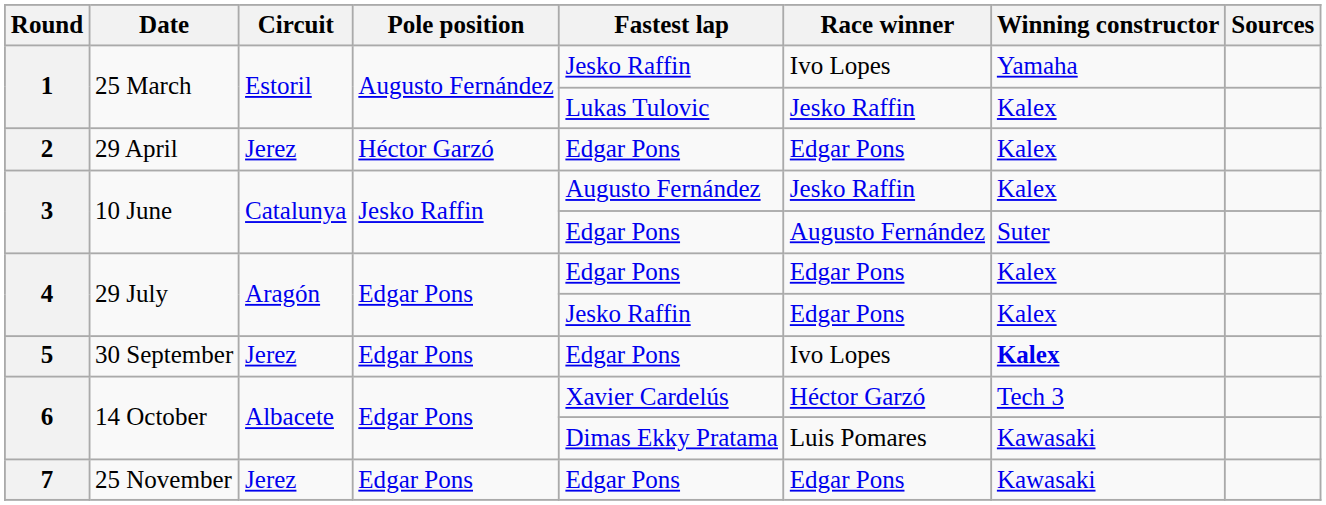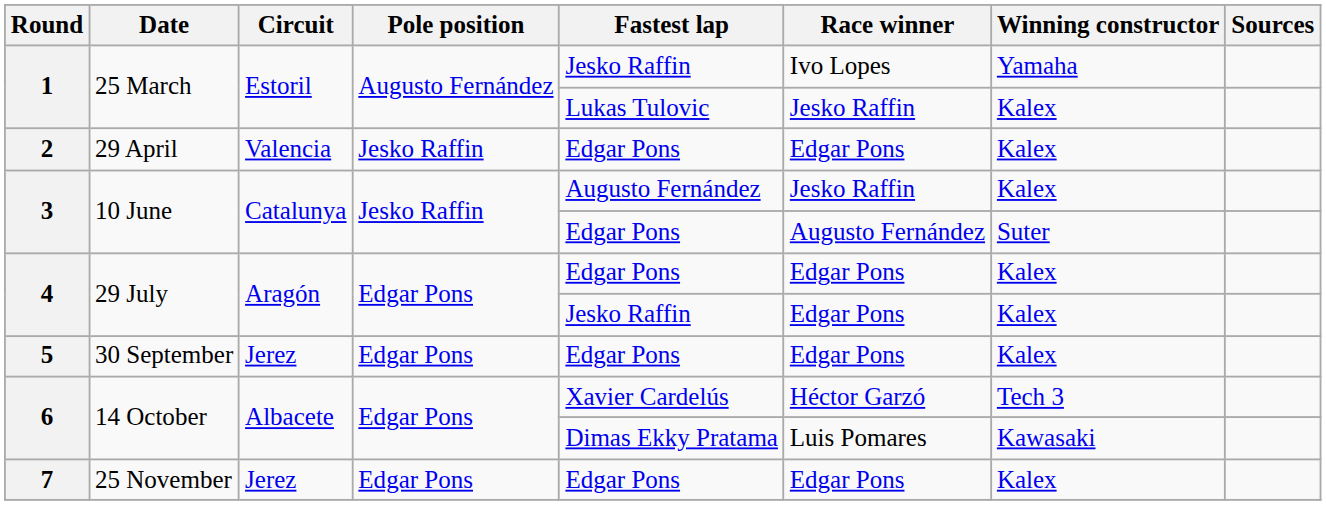(271, 148) Jerez -> (288, 148) Valencia
(426, 148) Héctor Garzó -> (421, 148) Jesko Raffin
(840, 355) Ivo Lopes -> (847, 355) Edgar Pons
(1028, 355) bold -> (1027, 355) normal
(1046, 478) Kawasaki -> (1027, 478) Kalex
